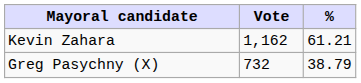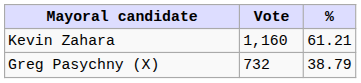(265, 41) 1,162 -> (265, 41) 1,160
